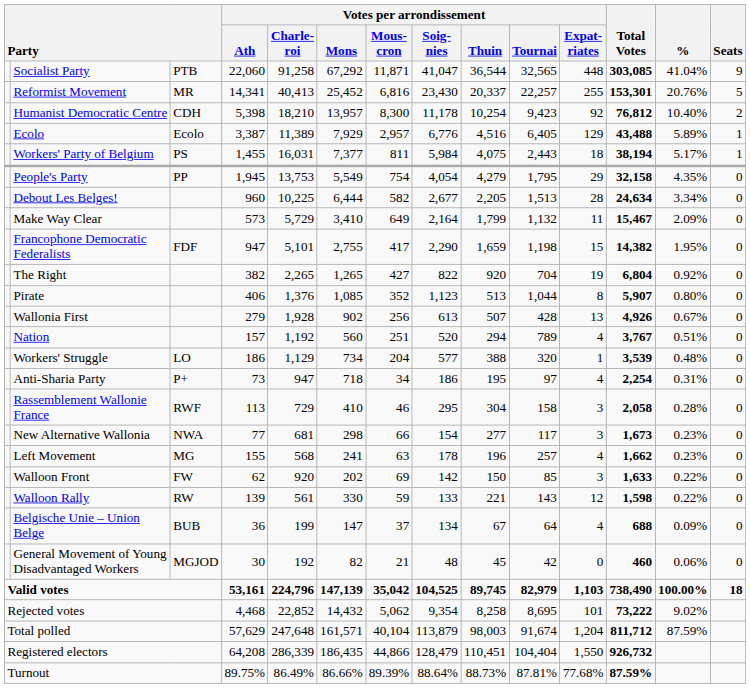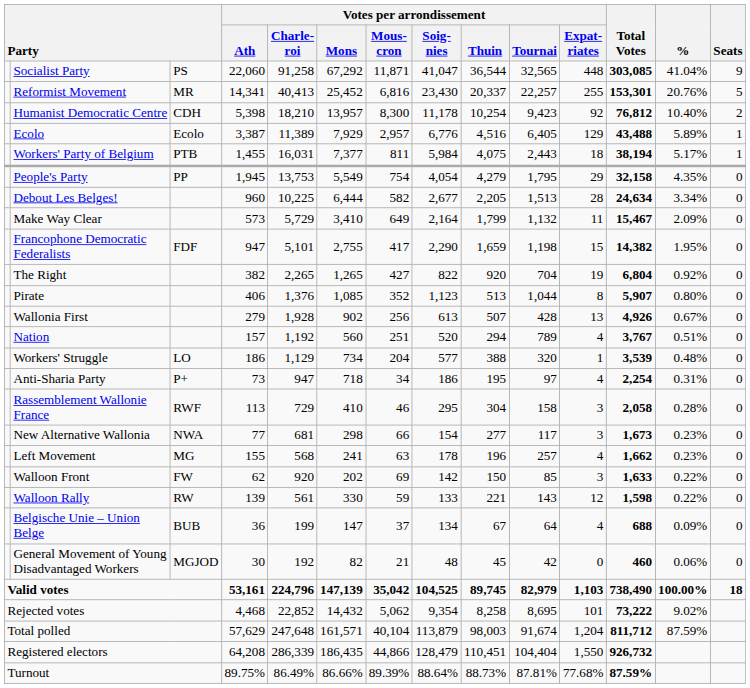(185, 71) PTB -> (181, 71) PS
(181, 154) PS -> (185, 154) PTB
